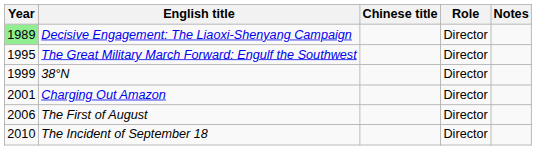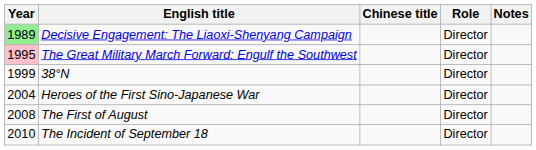(21, 54) no background -> (21, 54) pink background
- row: (104, 94)
+ row: (150, 94)
(21, 114) 2006 -> (21, 114) 2008
